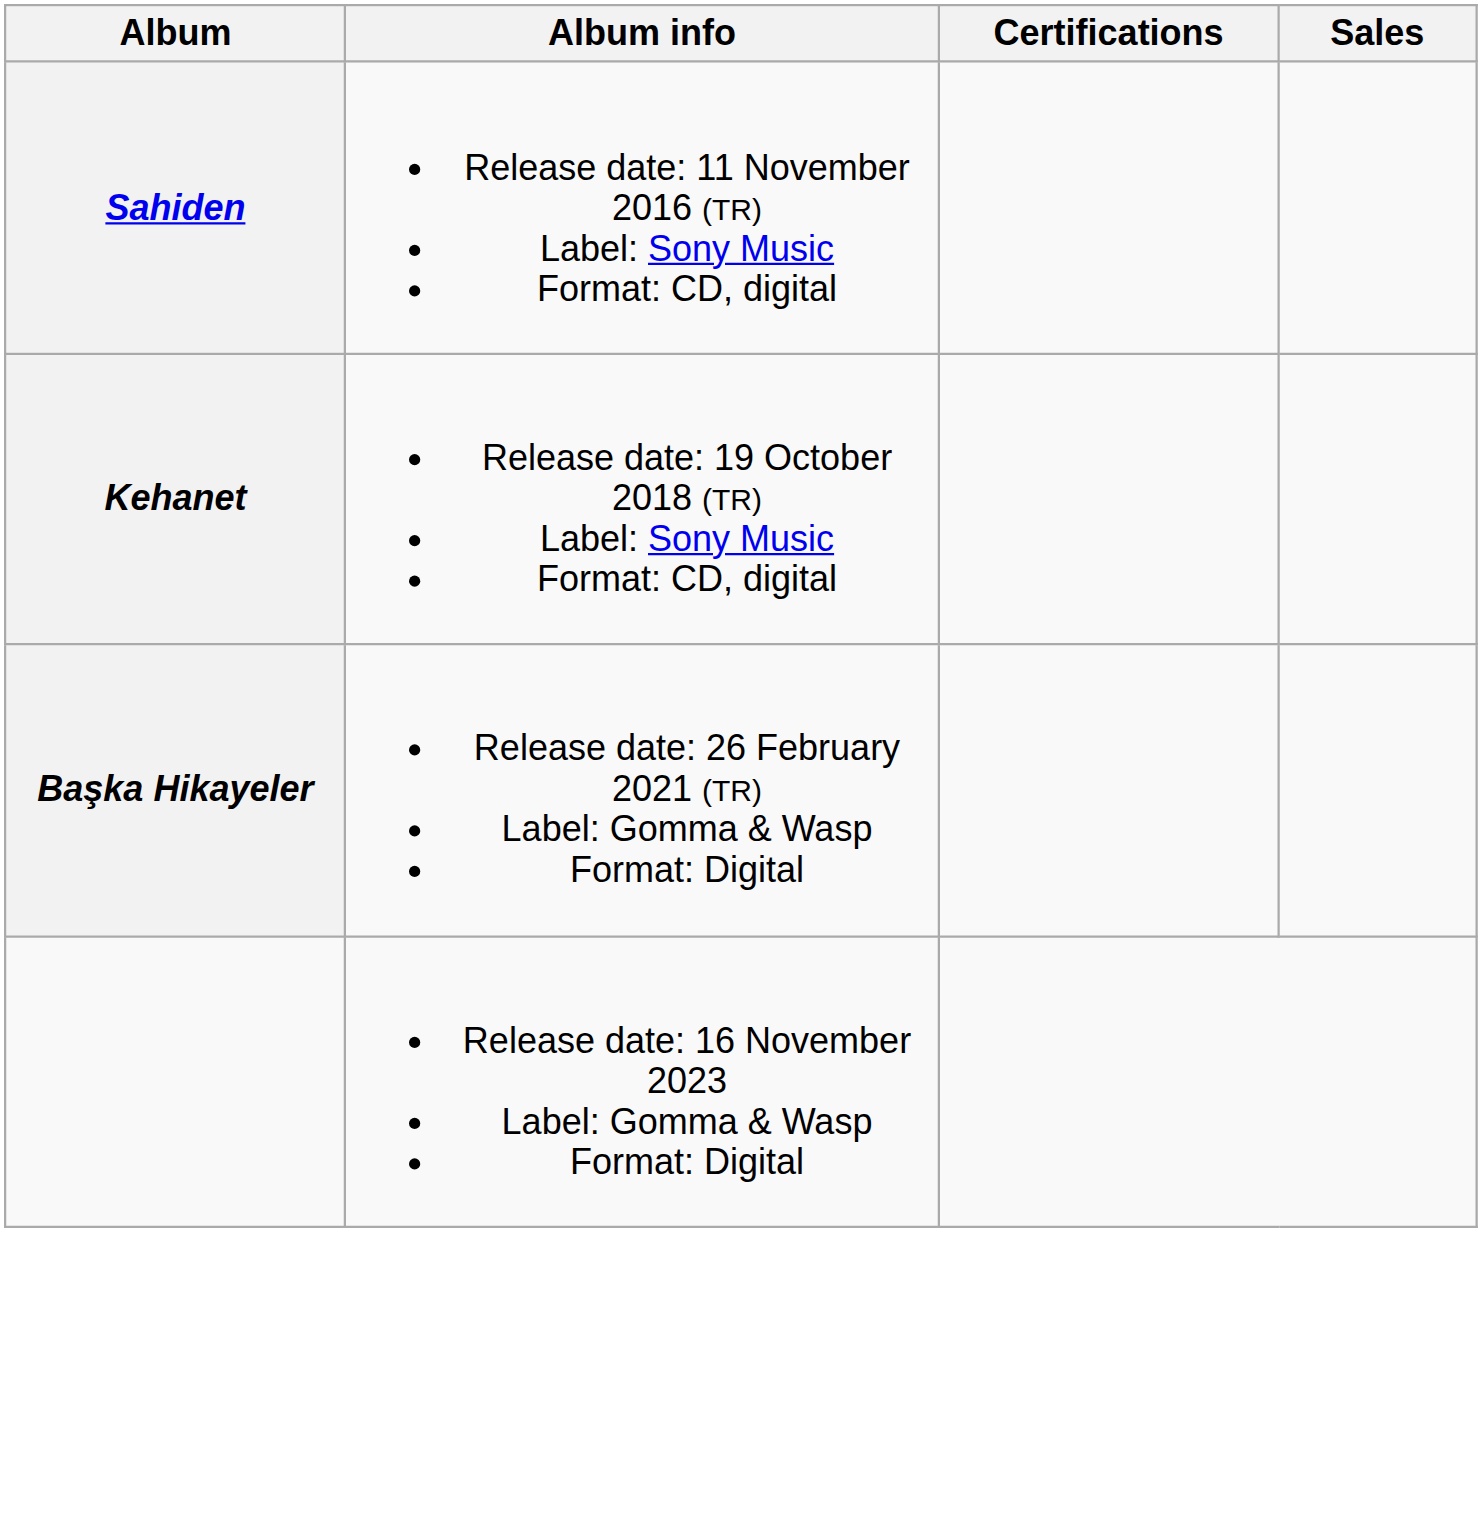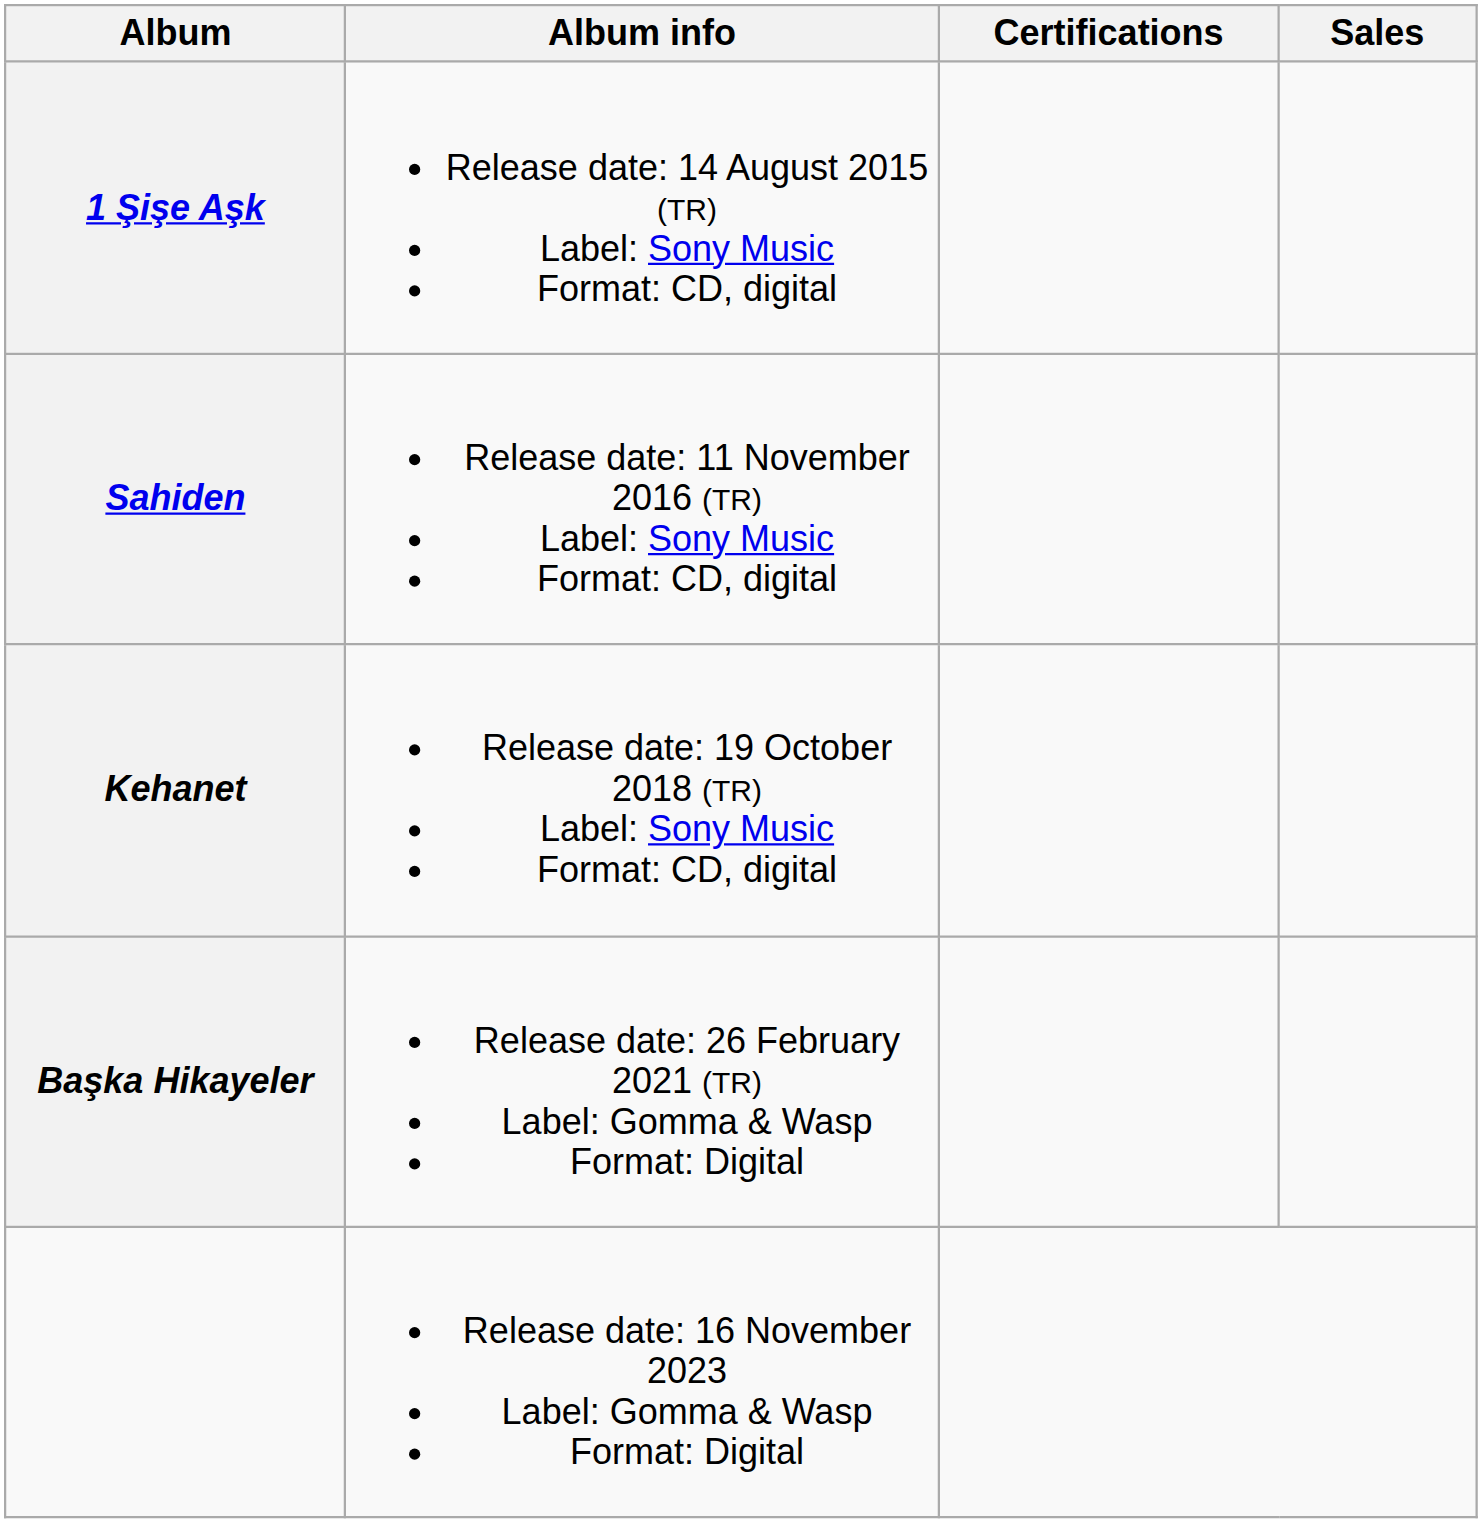+ row: (175, 207)
